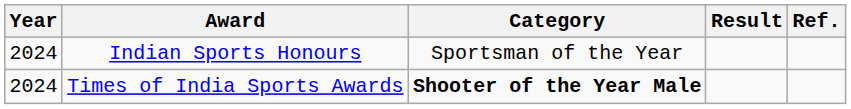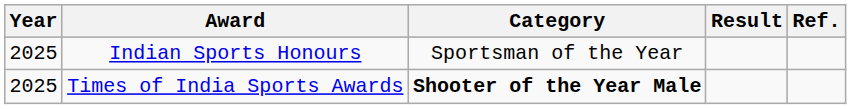(34, 54) 2024 -> (34, 54) 2025
(34, 86) 2024 -> (34, 86) 2025
